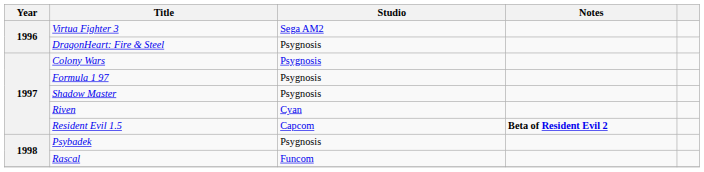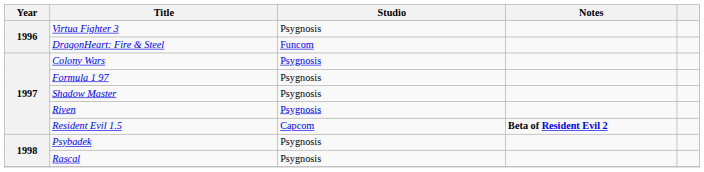(302, 28) Sega AM2 -> (301, 28) Psygnosis
(301, 45) Psygnosis -> (297, 45) Funcom
(291, 110) Cyan -> (301, 110) Psygnosis
(297, 158) Funcom -> (301, 158) Psygnosis
